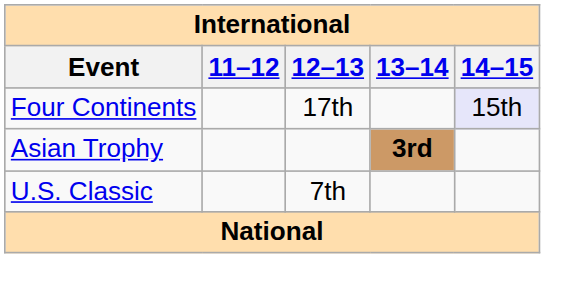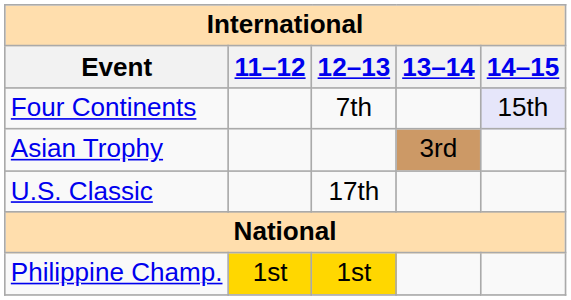(328, 107) 17th -> (354, 107) 7th
(412, 149) bold -> (438, 149) normal
(328, 190) 7th -> (354, 190) 17th
+ row: (117, 273)
